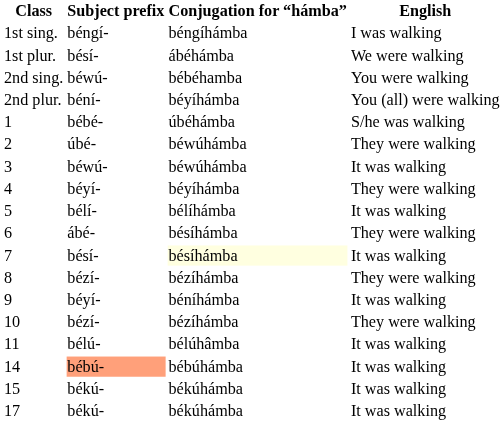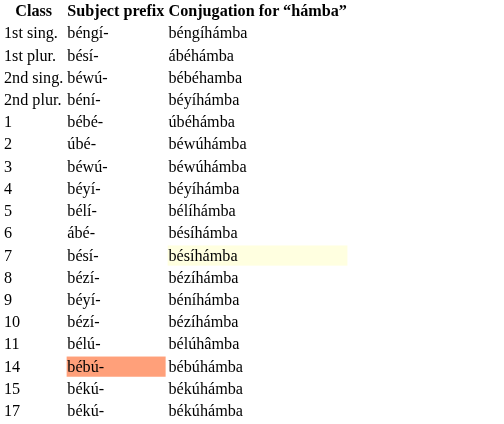- column: (425, 11)
